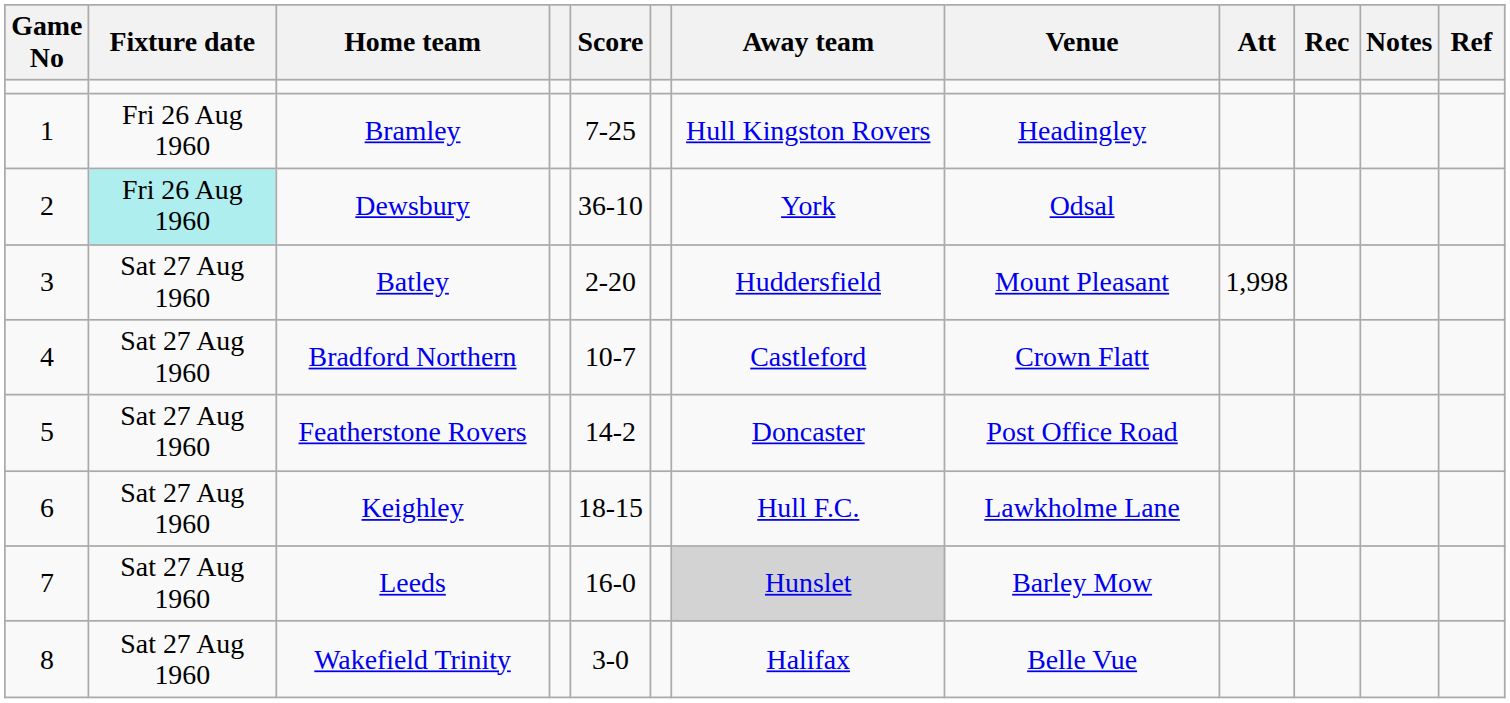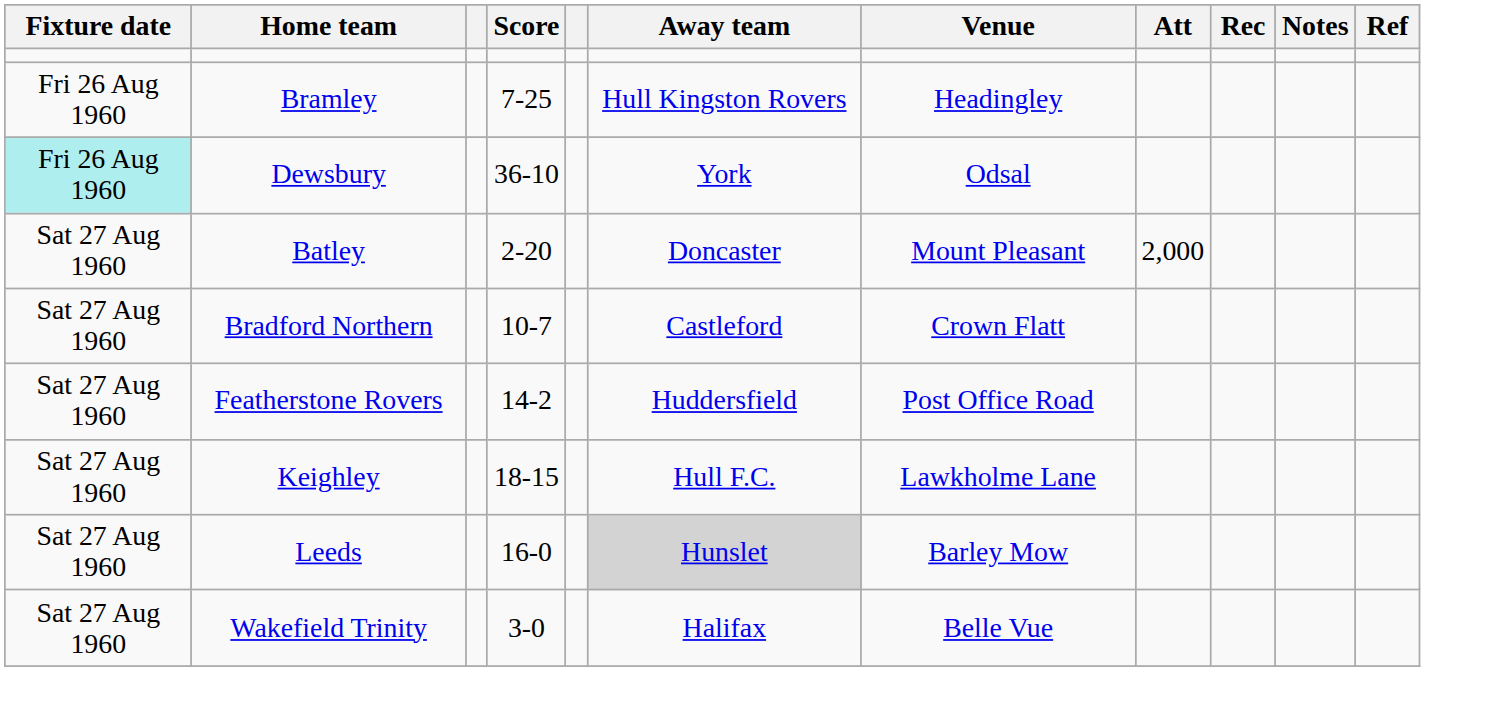- column: (47, 42)
(808, 281) Huddersfield -> (724, 250) Doncaster
(1257, 281) 1,998 -> (1173, 250) 2,000
(808, 432) Doncaster -> (724, 401) Huddersfield
